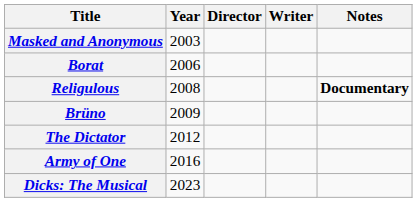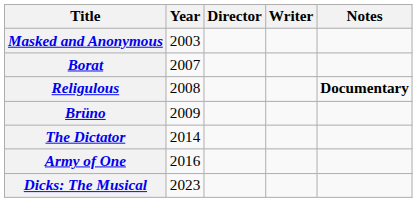(185, 64) 2006 -> (185, 64) 2007
(185, 137) 2012 -> (185, 137) 2014
